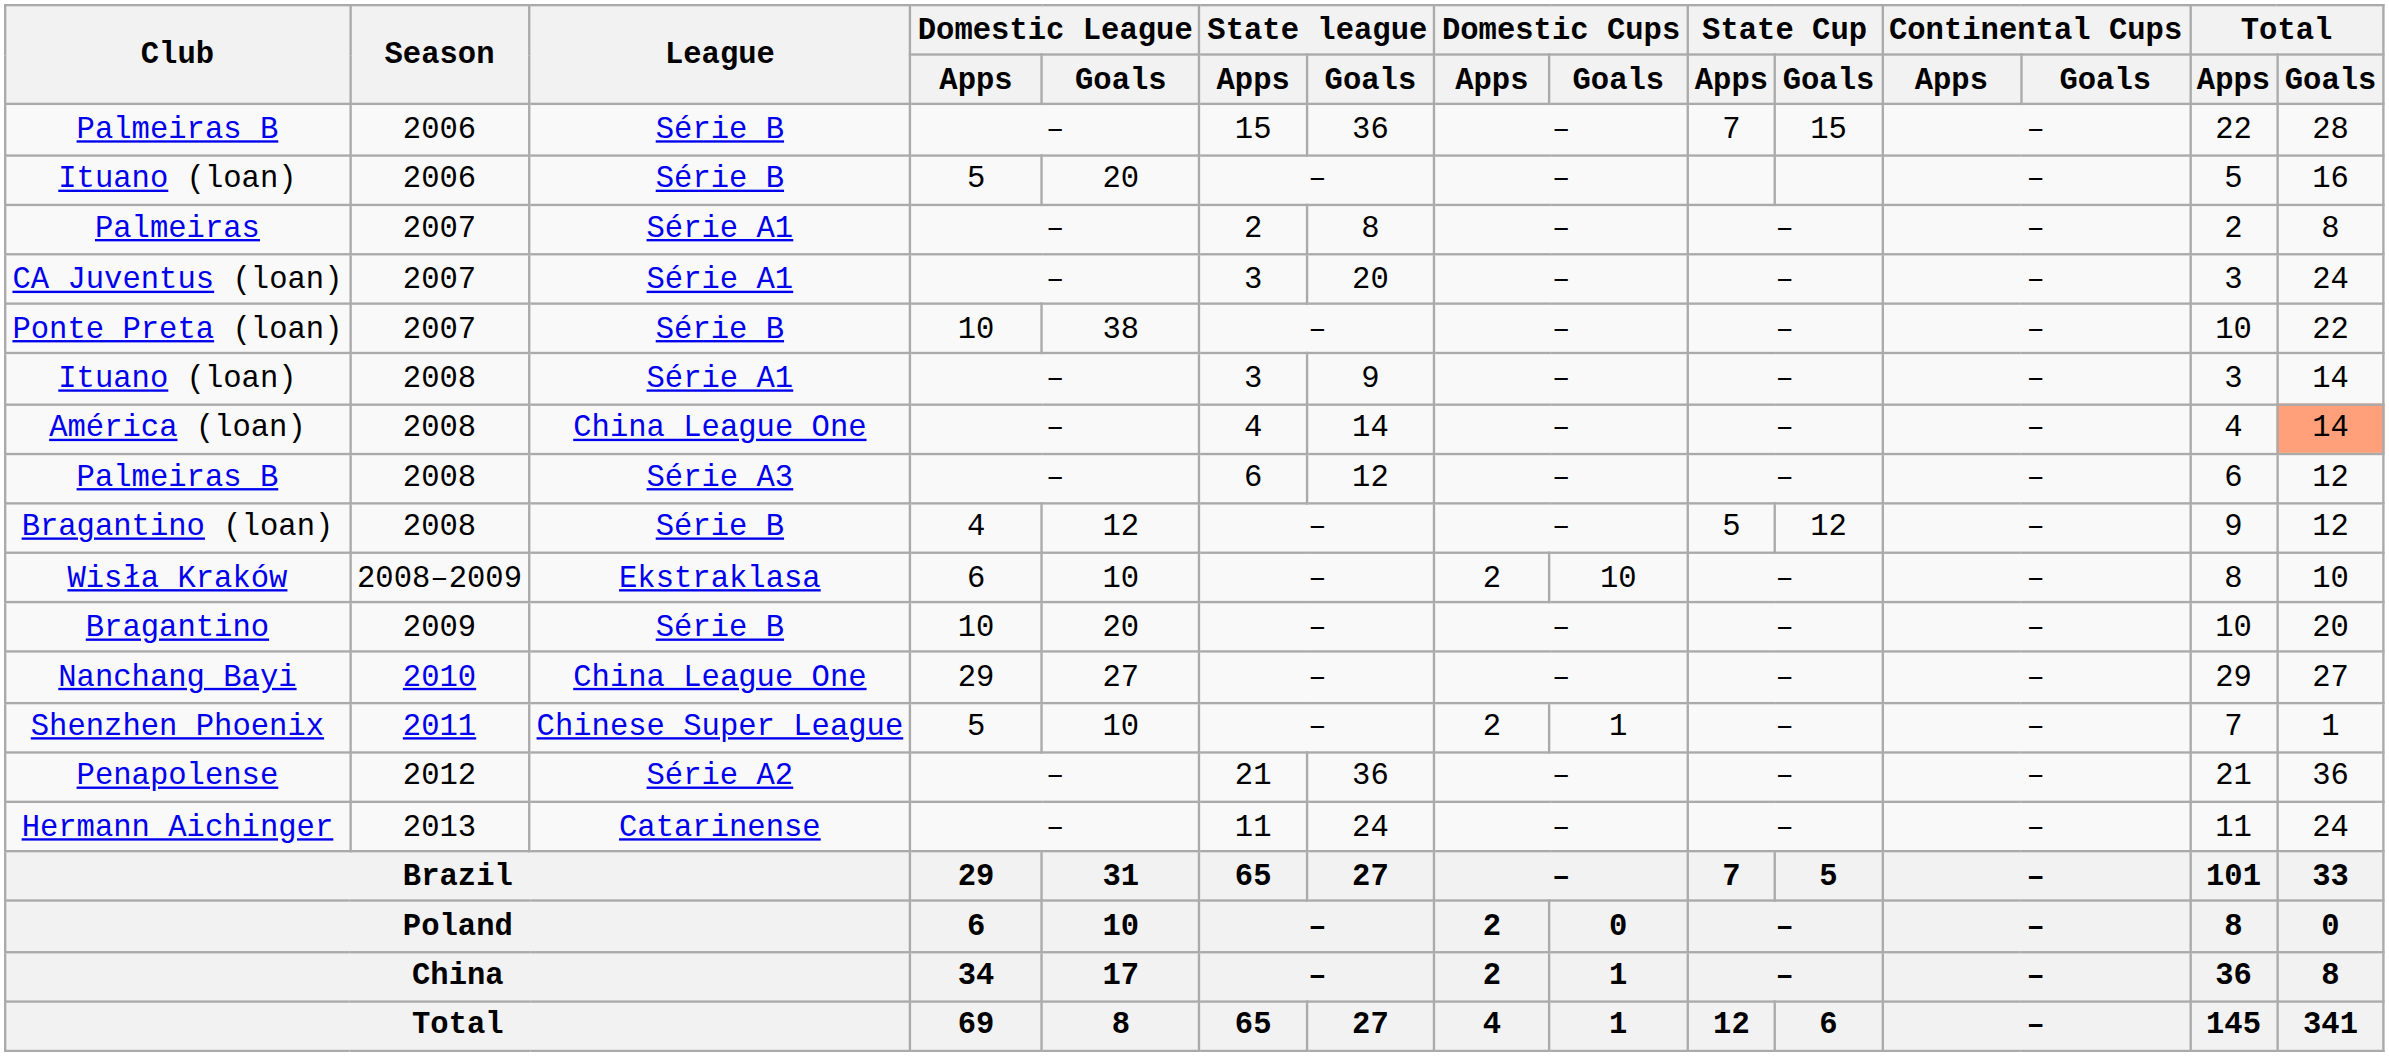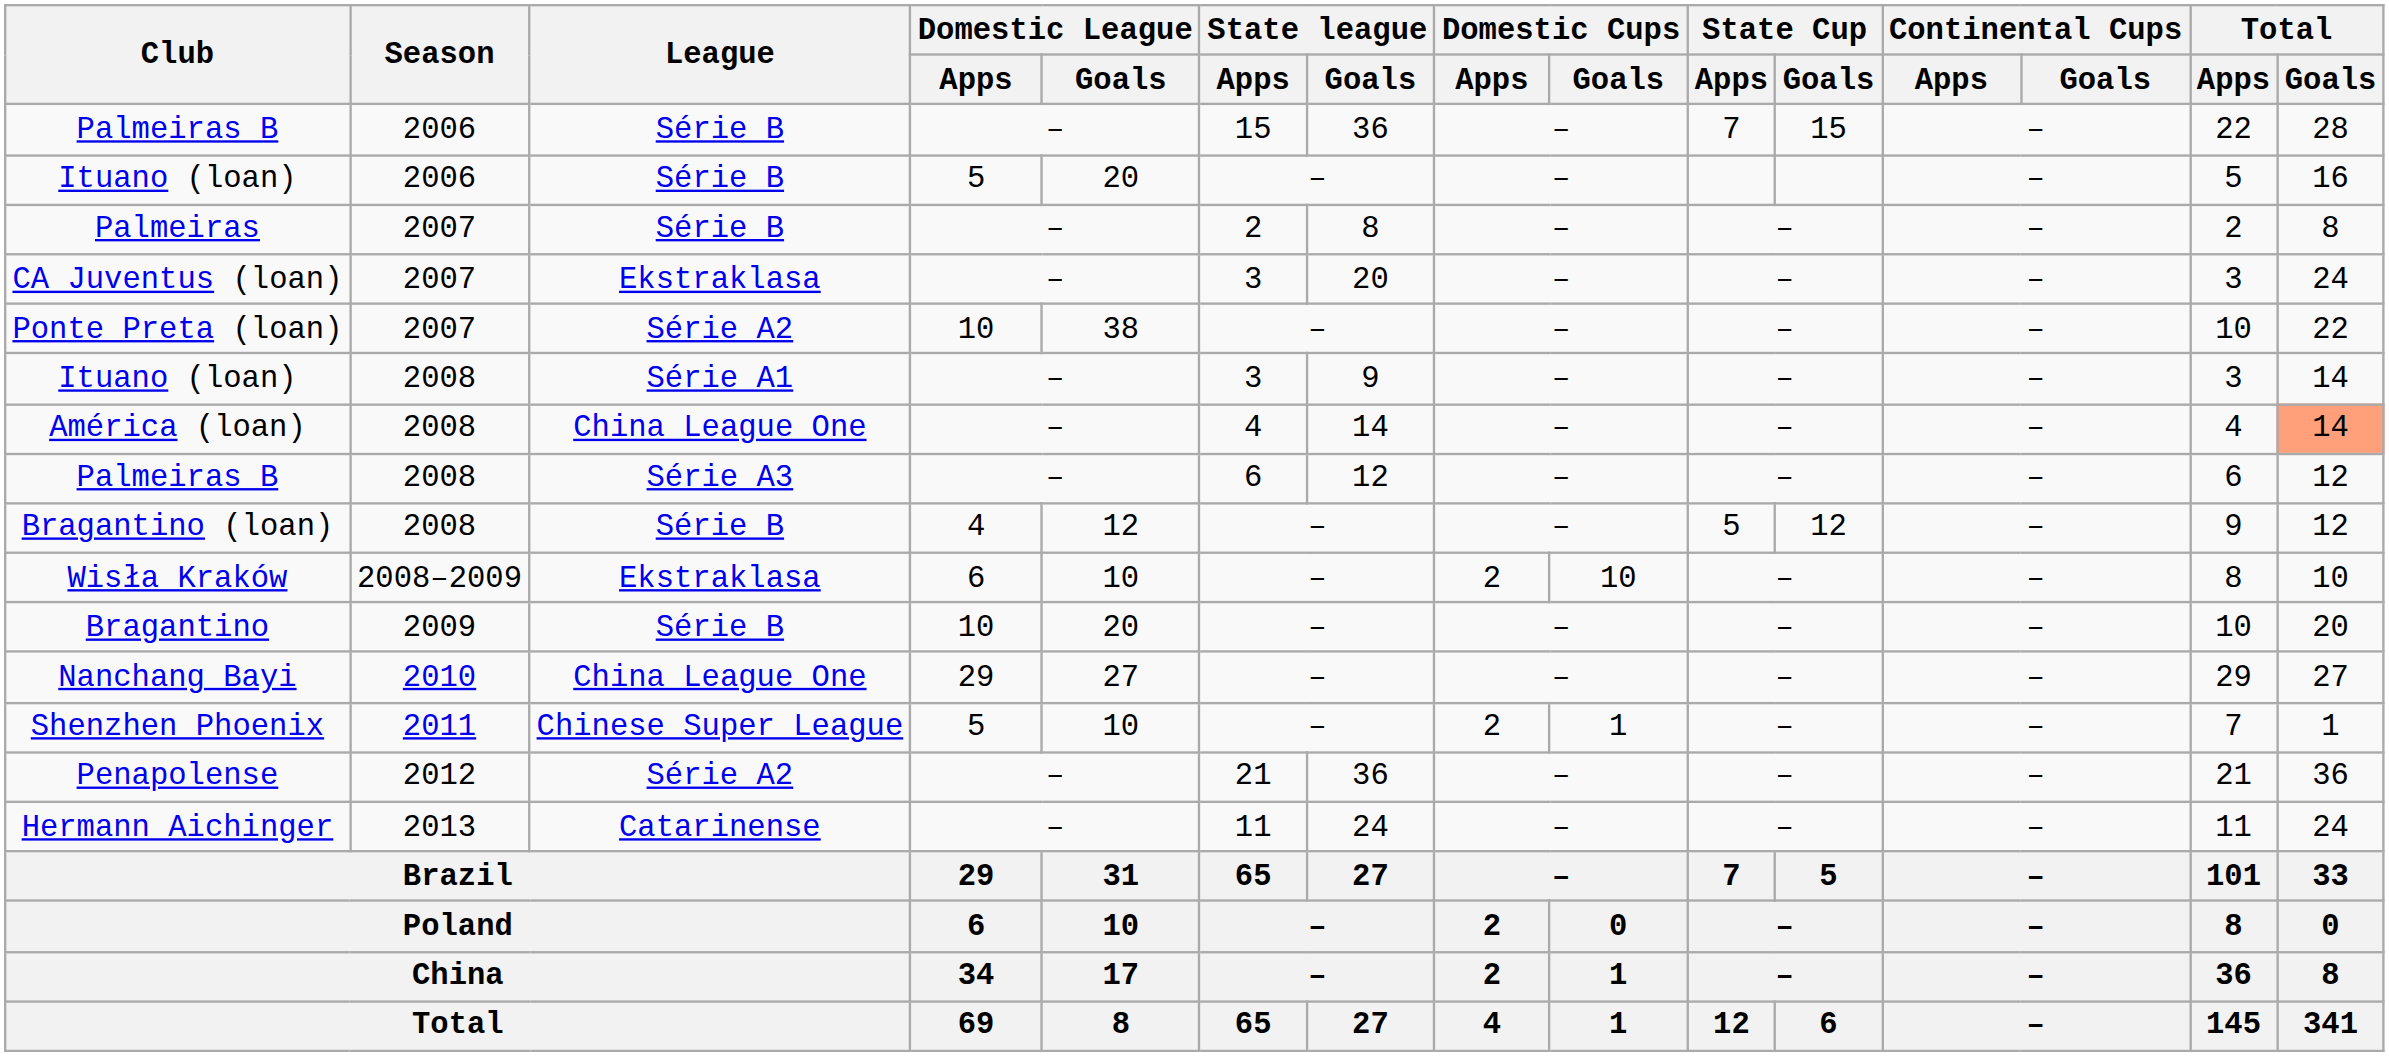(720, 229) Série A1 -> (720, 229) Série B
(720, 279) Série A1 -> (720, 279) Ekstraklasa
(720, 329) Série B -> (720, 329) Série A2
